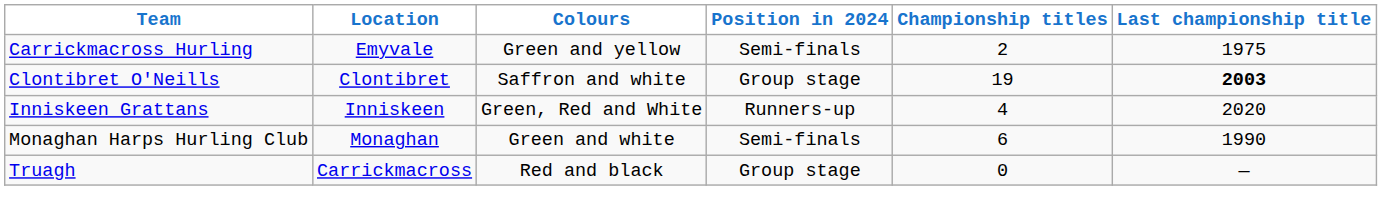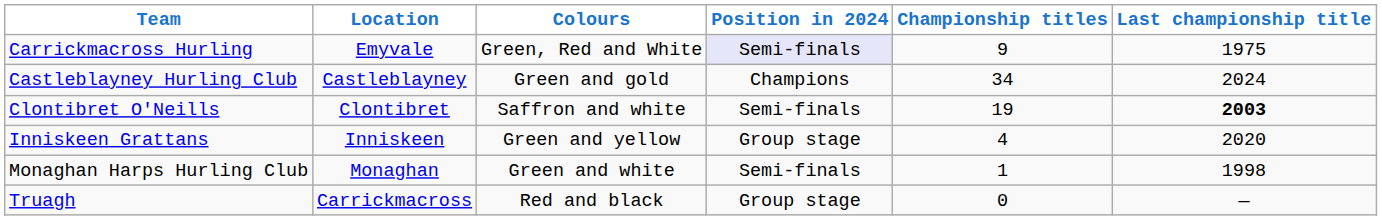(592, 50) Green and yellow -> (592, 50) Green, Red and White
(800, 50) no background -> (800, 50) lavender background
(1003, 50) 2 -> (1003, 50) 9
+ row: (153, 80)
(800, 80) Group stage -> (800, 110) Semi-finals
(592, 110) Green, Red and White -> (592, 140) Green and yellow
(800, 110) Runners-up -> (800, 140) Group stage
(1003, 140) 6 -> (1003, 170) 1
(1244, 140) 1990 -> (1244, 170) 1998
